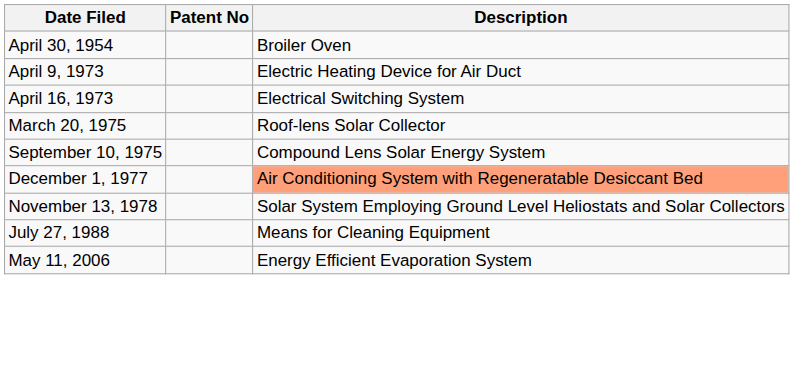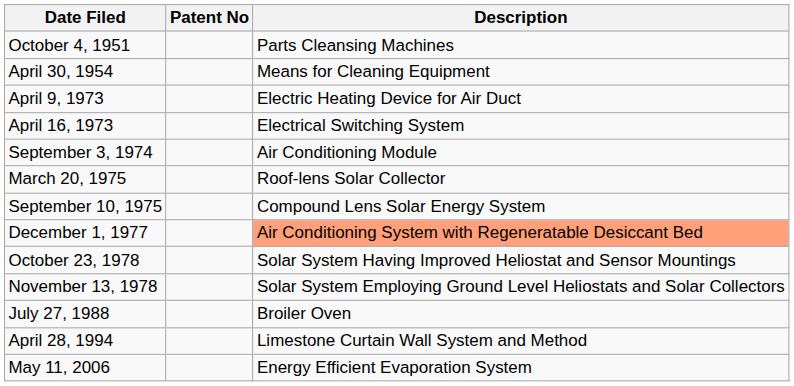+ row: (69, 44)
(304, 44) Broiler Oven -> (373, 71) Means for Cleaning Equipment
+ row: (81, 152)
+ row: (74, 260)
(373, 233) Means for Cleaning Equipment -> (304, 313) Broiler Oven
+ row: (61, 340)
